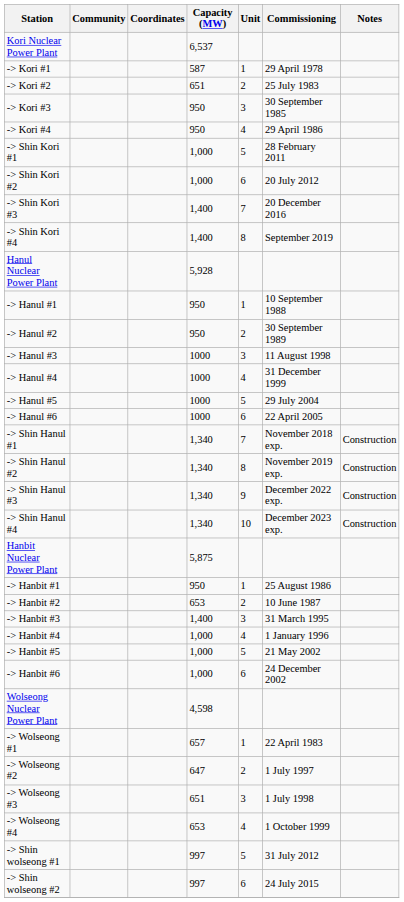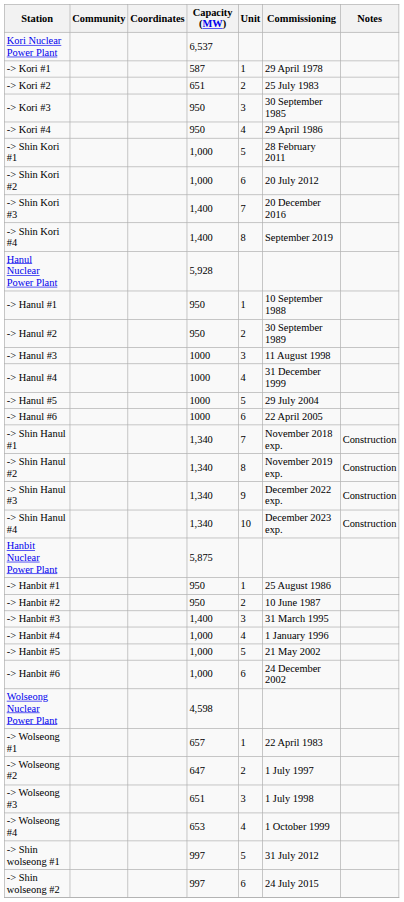(197, 602) 653 -> (197, 602) 950
